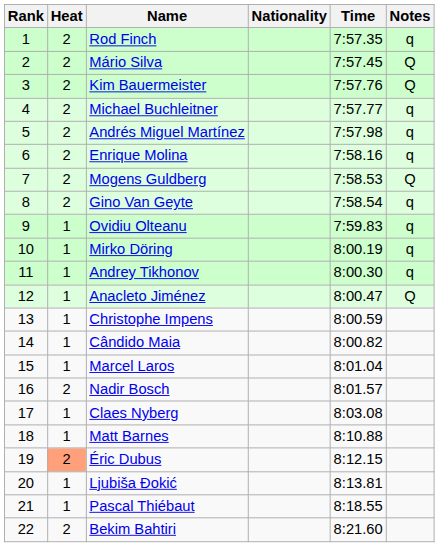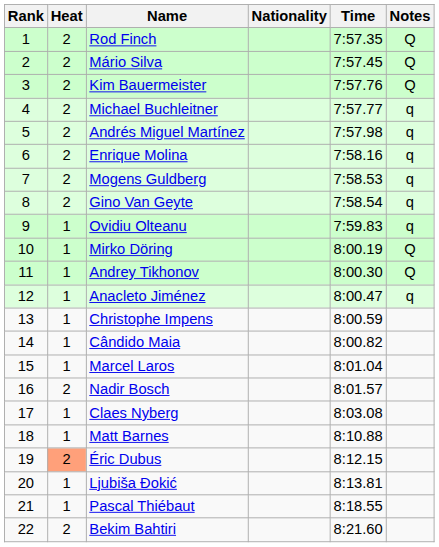(410, 39) q -> (410, 39) Q
(410, 179) Q -> (410, 179) q
(410, 249) q -> (410, 249) Q
(410, 272) q -> (410, 272) Q
(410, 296) Q -> (410, 296) q
